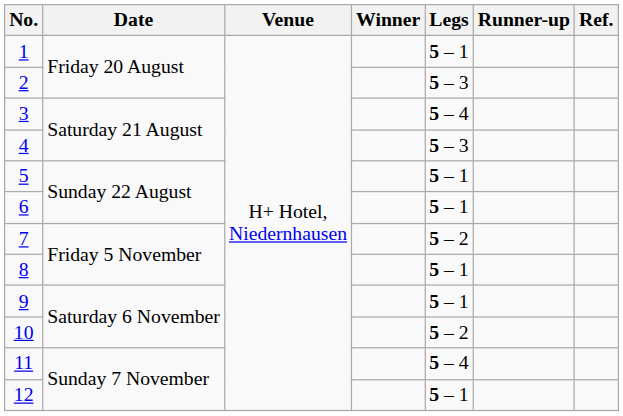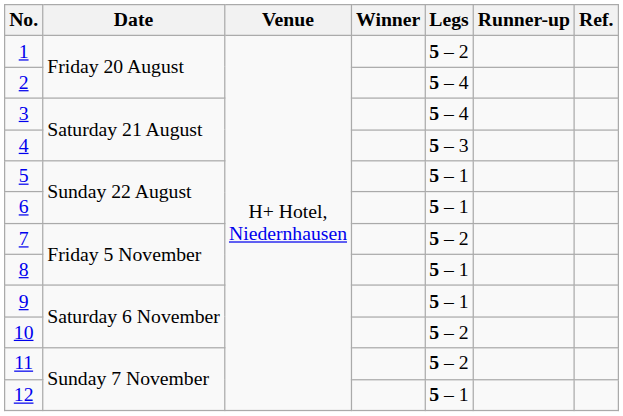(449, 51) 5 – 1 -> (449, 51) 5 – 2
(449, 82) 5 – 3 -> (449, 82) 5 – 4
(449, 363) 5 – 4 -> (449, 363) 5 – 2
